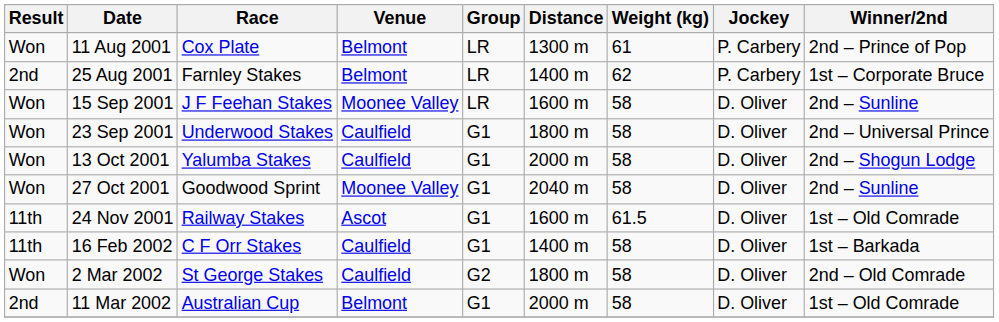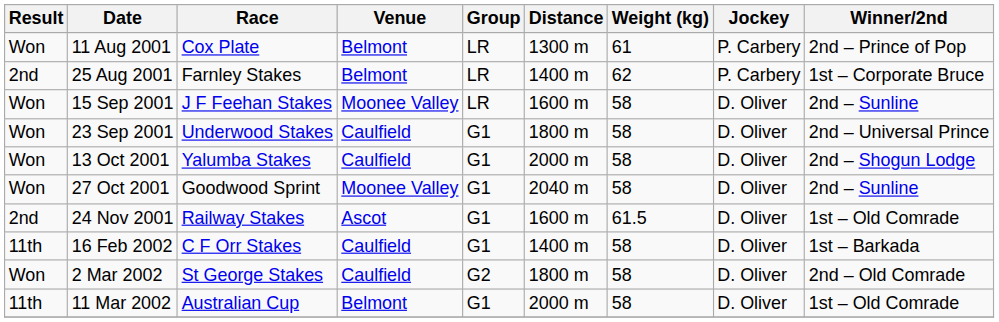(25, 217) 11th -> (24, 217) 2nd
(24, 302) 2nd -> (25, 302) 11th
